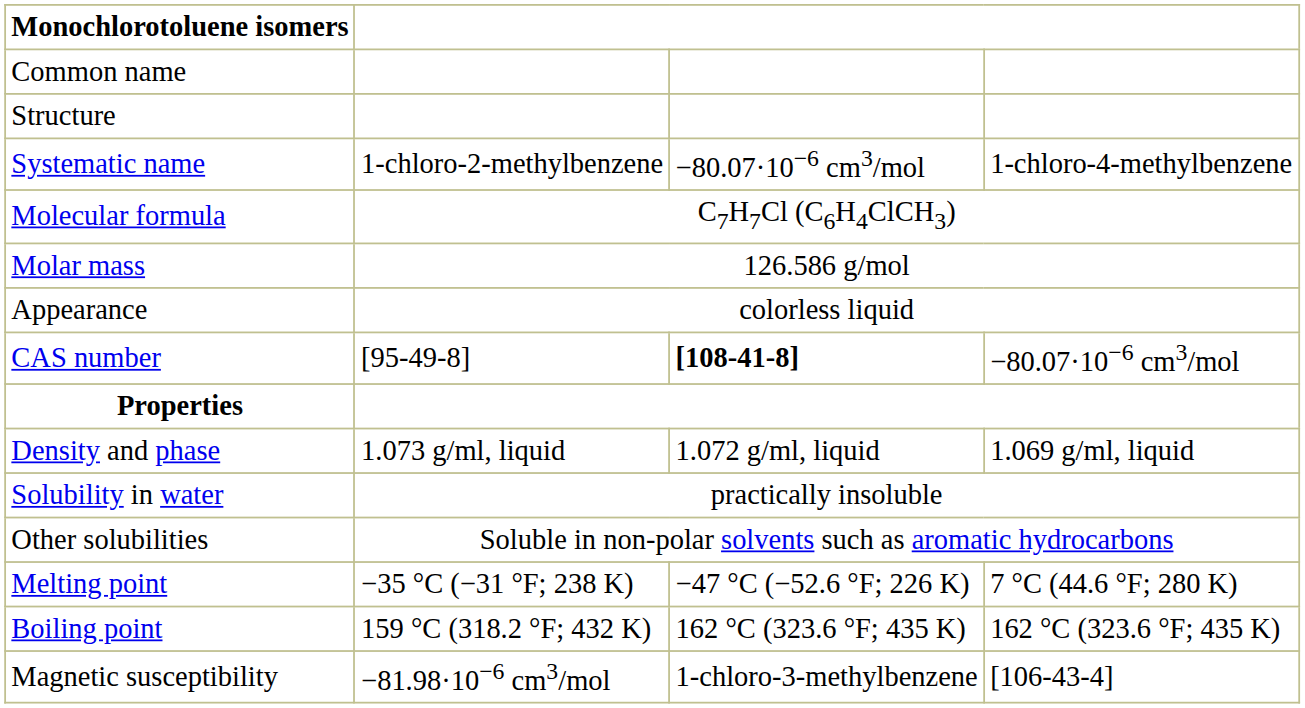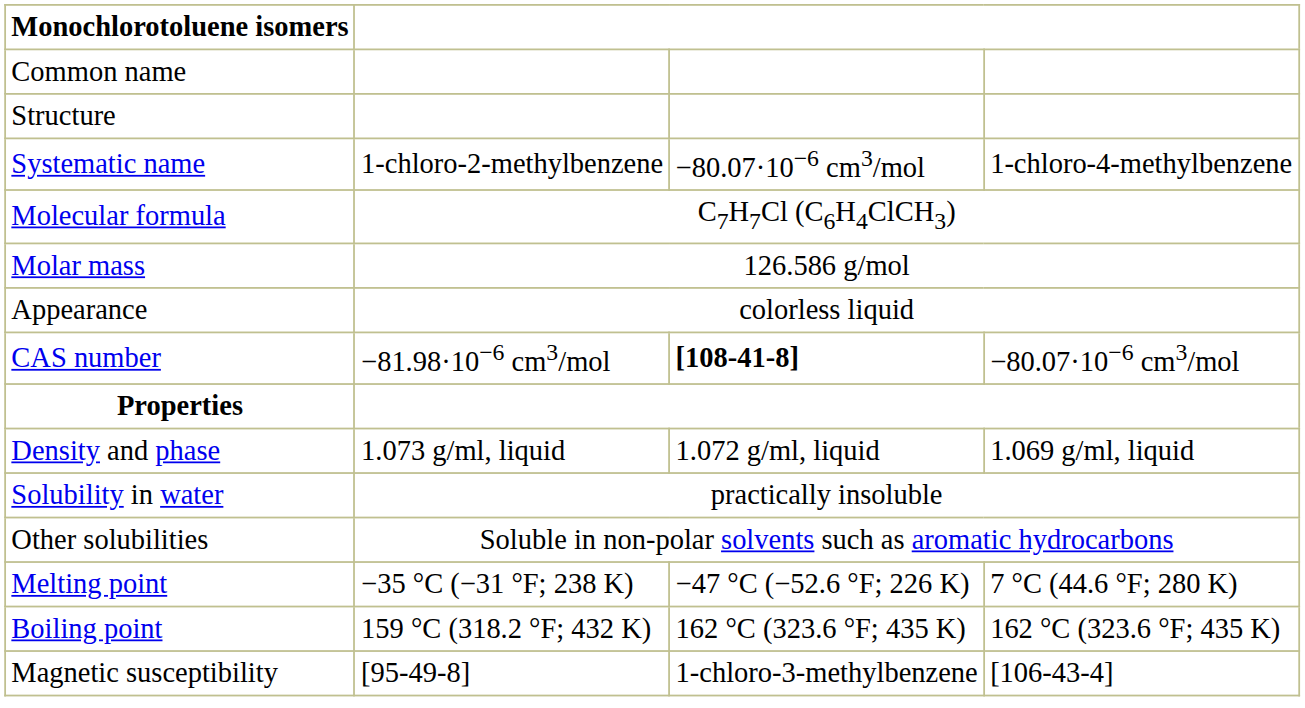(416, 357) [95-49-8] -> (486, 357) −81.98·10−6 cm3/mol
(486, 676) −81.98·10−6 cm3/mol -> (416, 672) [95-49-8]
